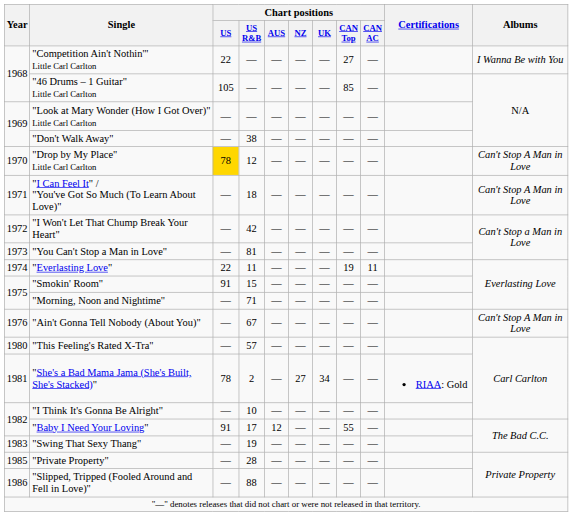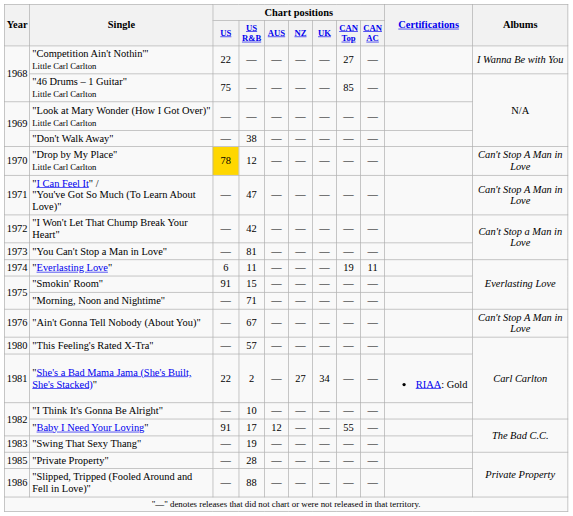(226, 88) 105 -> (226, 88) 75
(252, 195) 18 -> (252, 195) 47
(226, 267) 22 -> (226, 267) 6
(226, 378) 78 -> (226, 378) 22
